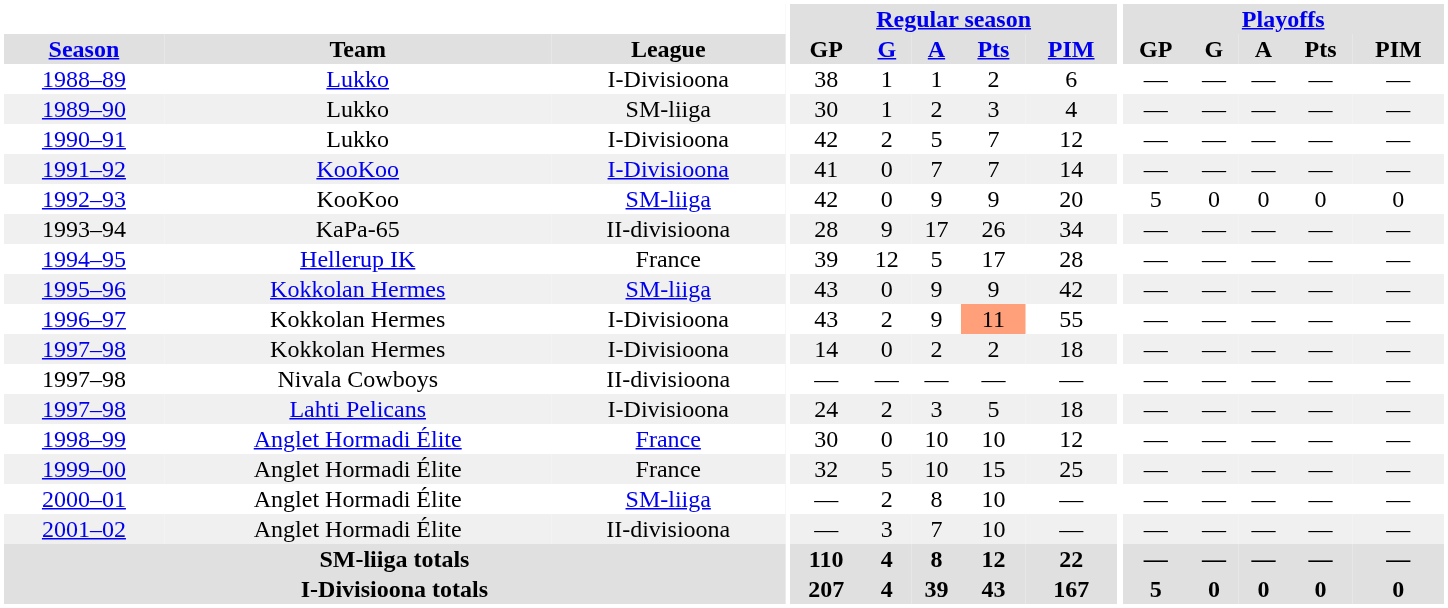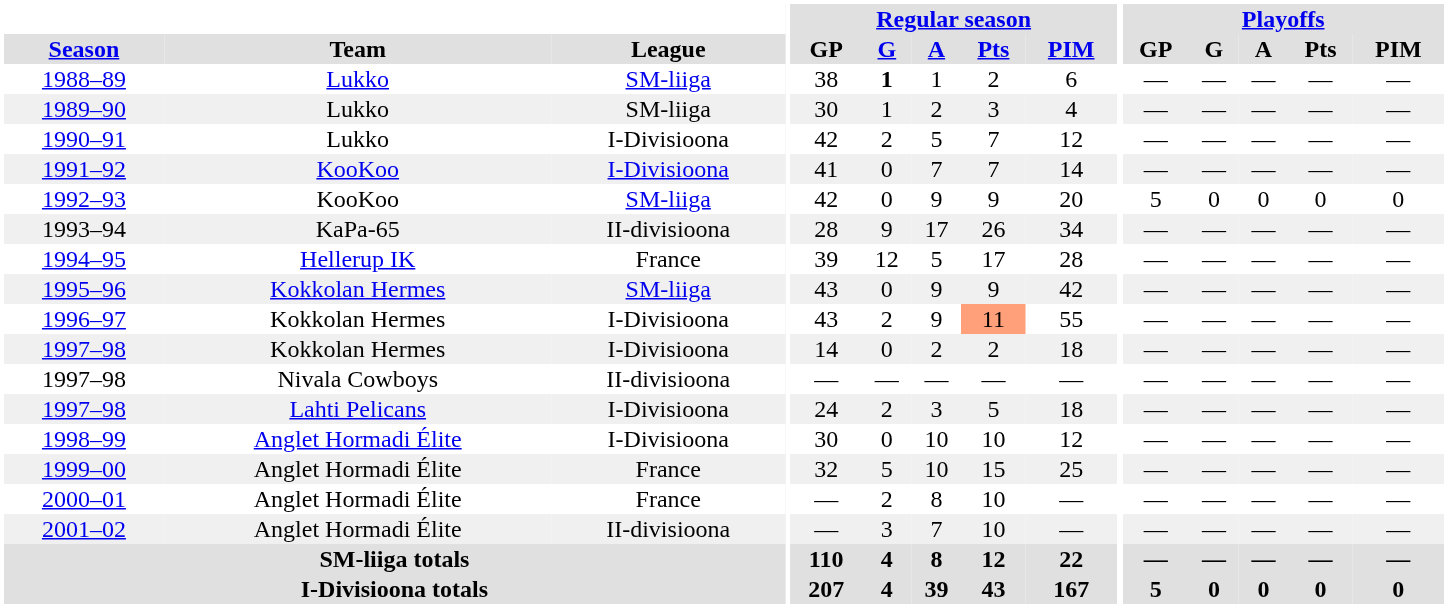(668, 78) I-Divisioona -> (668, 78) SM-liiga
(887, 78) normal -> (887, 78) bold
(668, 438) France -> (668, 438) I-Divisioona
(668, 498) SM-liiga -> (668, 498) France
